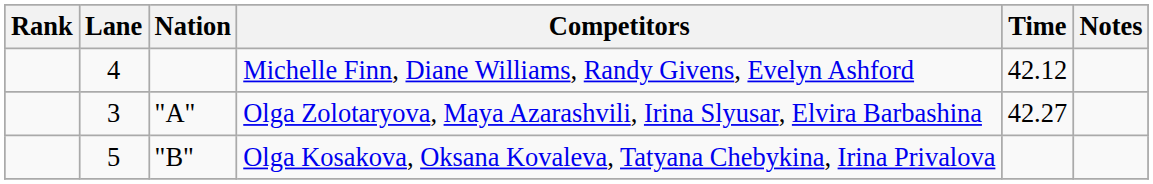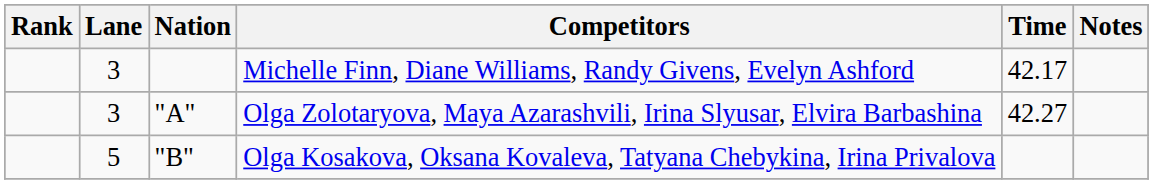(114, 70) 4 -> (114, 70) 3
(1037, 70) 42.12 -> (1037, 70) 42.17
